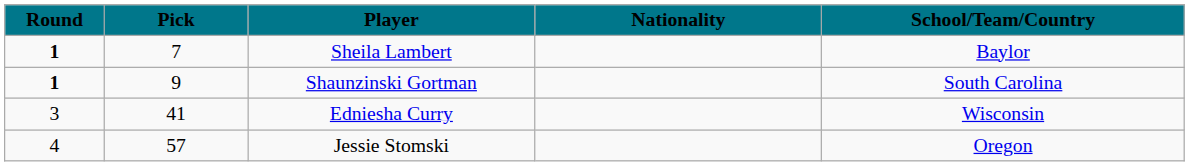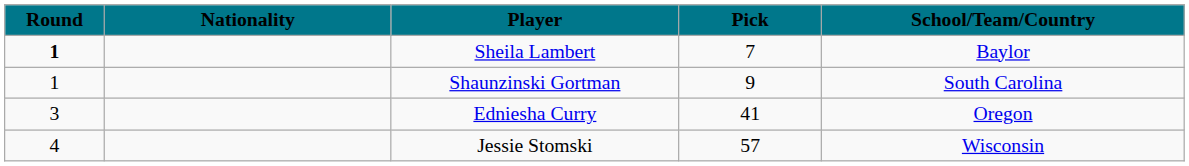columns swapped: (176, 20) <-> (678, 20)
(54, 82) bold -> (54, 82) normal
(1003, 113) Wisconsin -> (1003, 113) Oregon
(1003, 144) Oregon -> (1003, 144) Wisconsin
